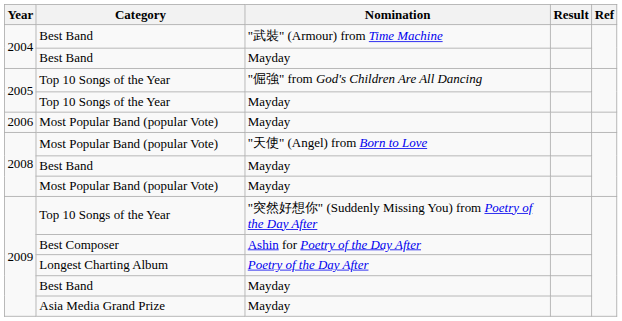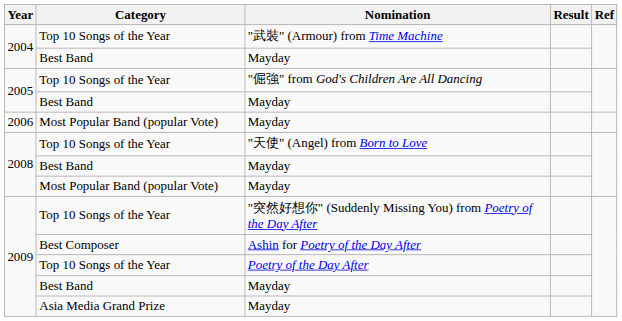(66, 36) Best Band -> (105, 36) Top 10 Songs of the Year
(105, 101) Top 10 Songs of the Year -> (66, 101) Best Band
(129, 144) Most Popular Band (popular Vote) -> (105, 144) Top 10 Songs of the Year
(104, 265) Longest Charting Album -> (105, 265) Top 10 Songs of the Year
